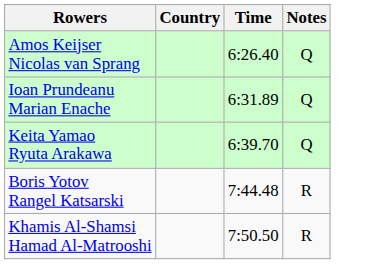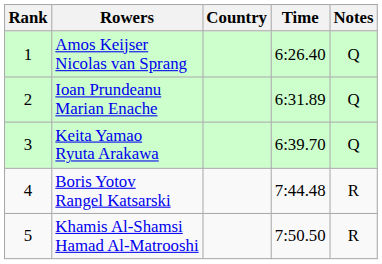+ column: (28, 17)
